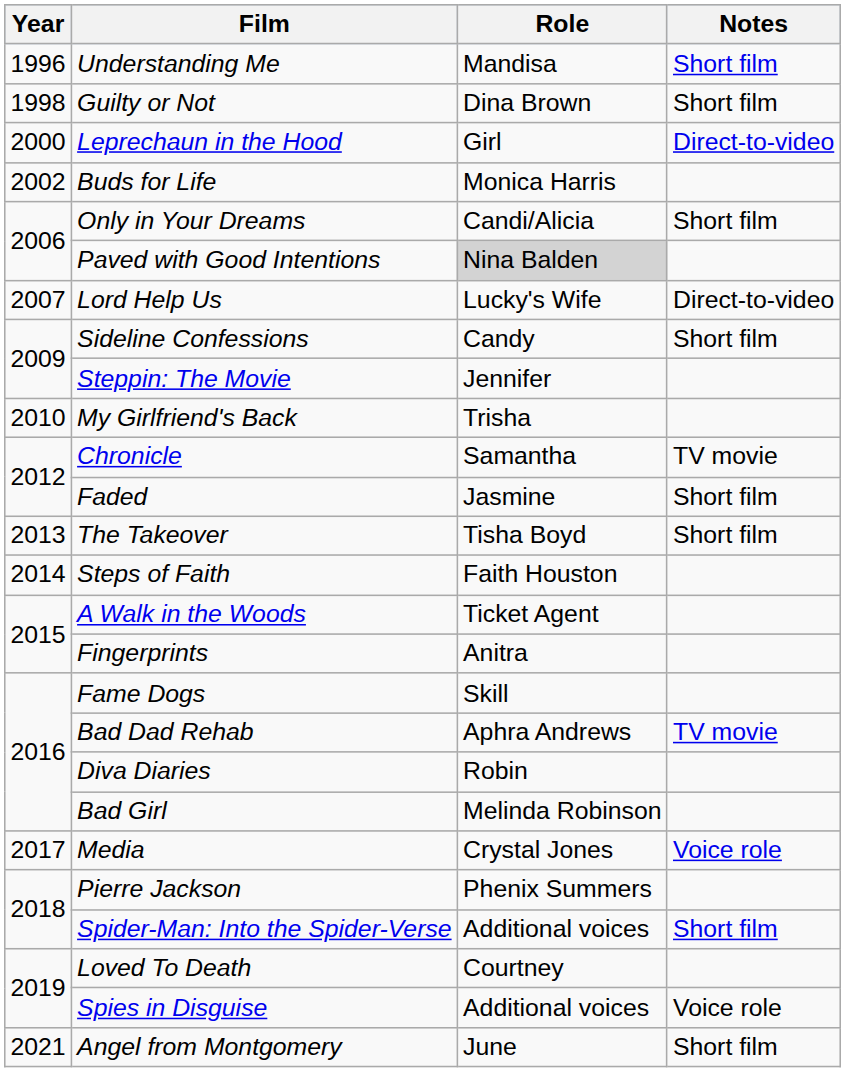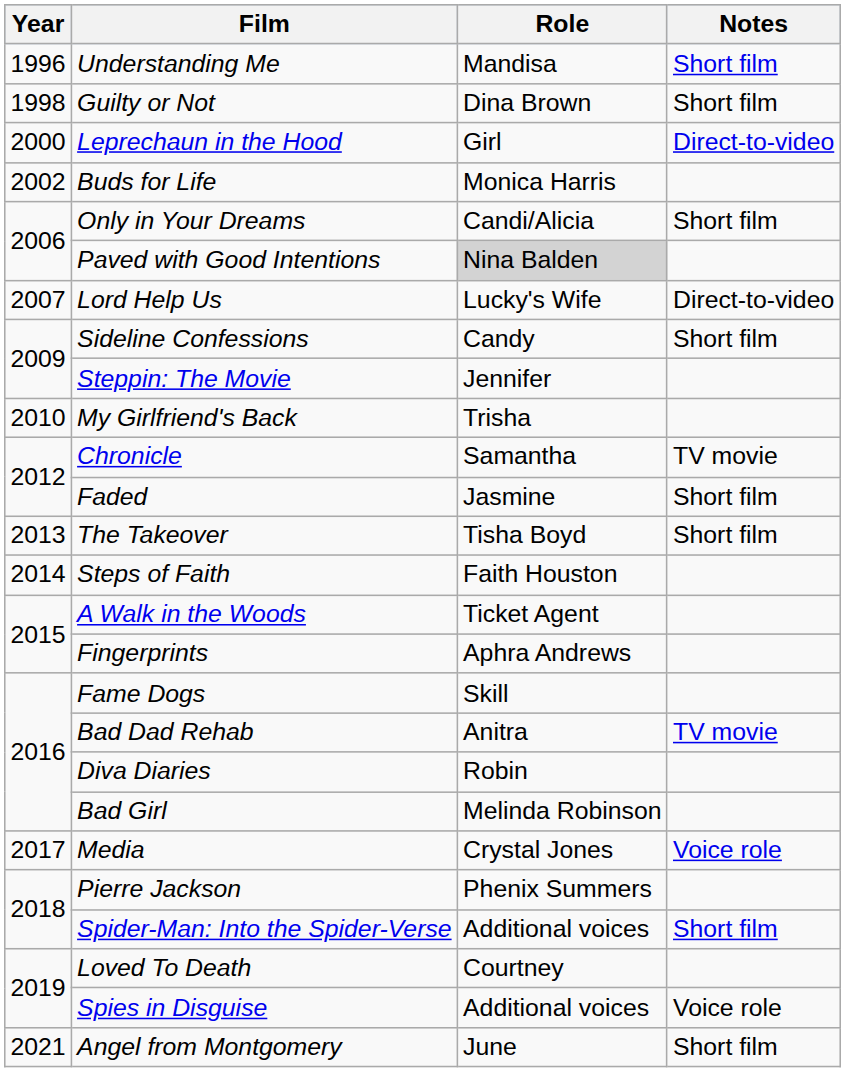(495, 653) Anitra -> (547, 653) Aphra Andrews
(547, 732) Aphra Andrews -> (495, 732) Anitra
